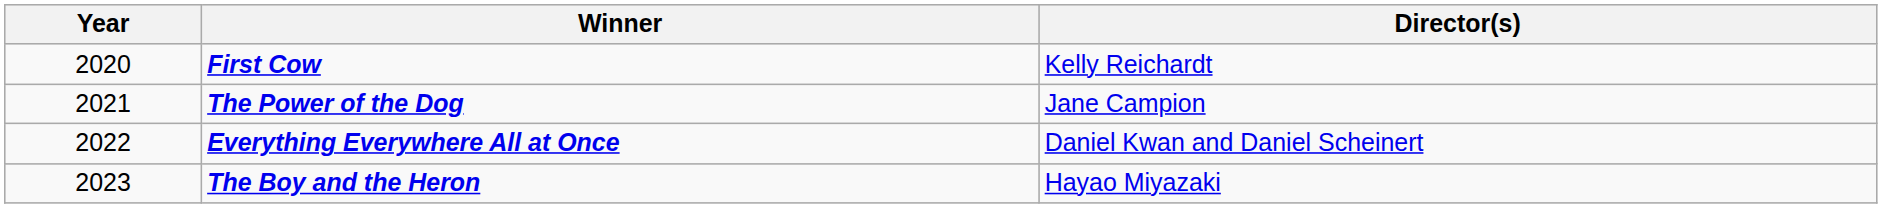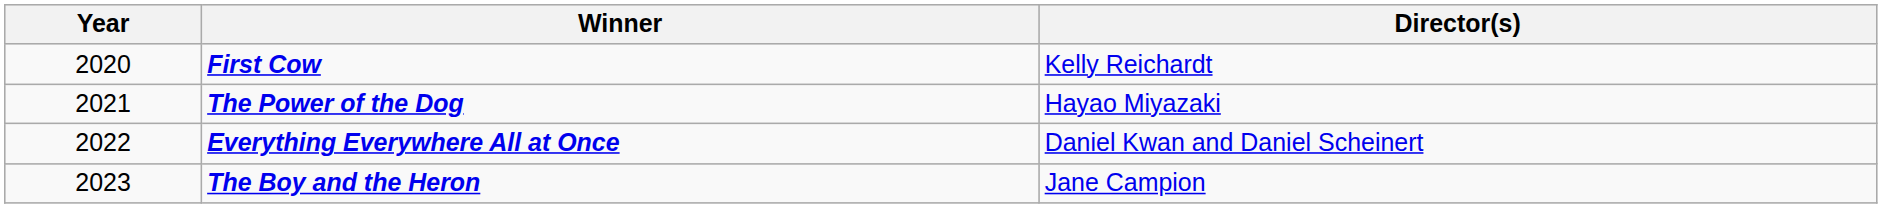(1125, 103) Jane Campion -> (1133, 103) Hayao Miyazaki
(1133, 182) Hayao Miyazaki -> (1125, 182) Jane Campion
